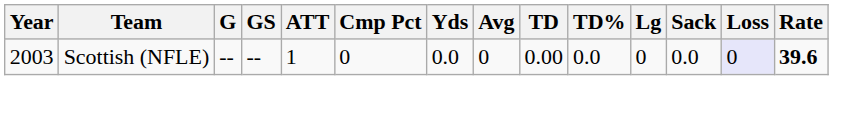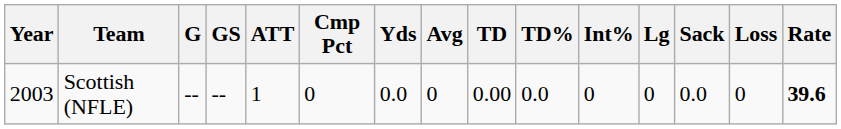+ column: (609, 34)
(732, 56) lavender background -> (740, 93) no background
